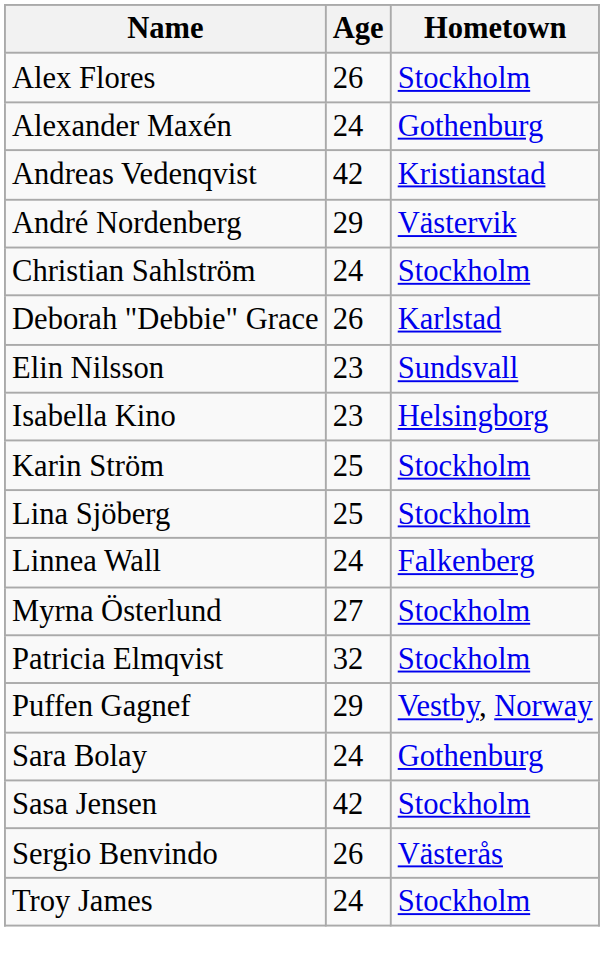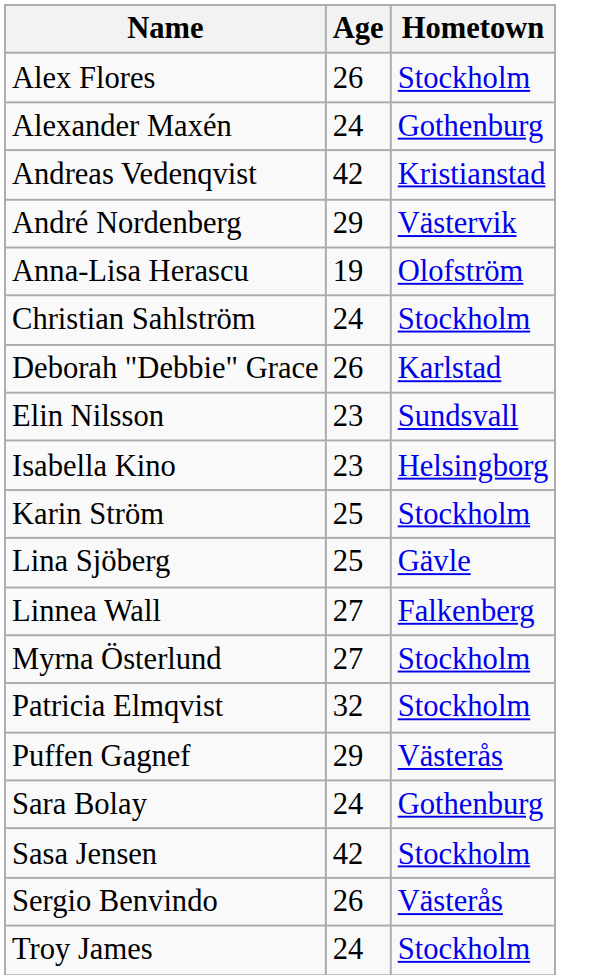+ row: (130, 271)
(464, 513) Stockholm -> (434, 561) Gävle
(348, 561) 24 -> (348, 610) 27
(495, 707) Vestby, Norway -> (450, 755) Västerås
